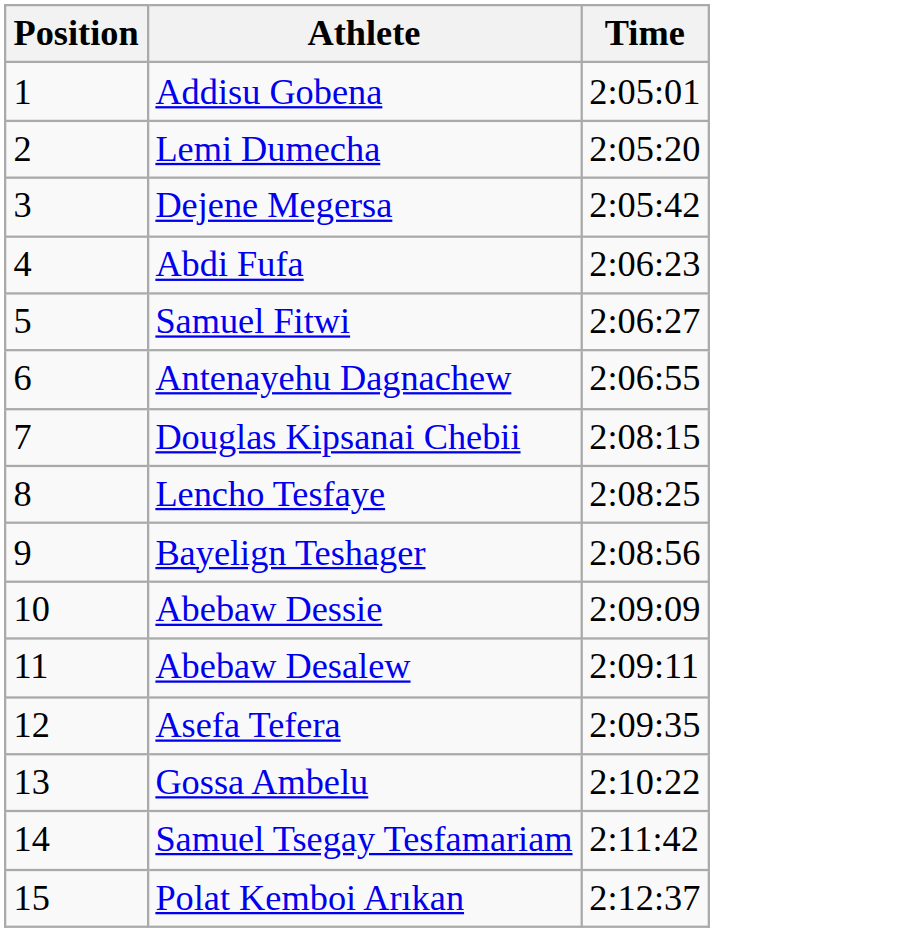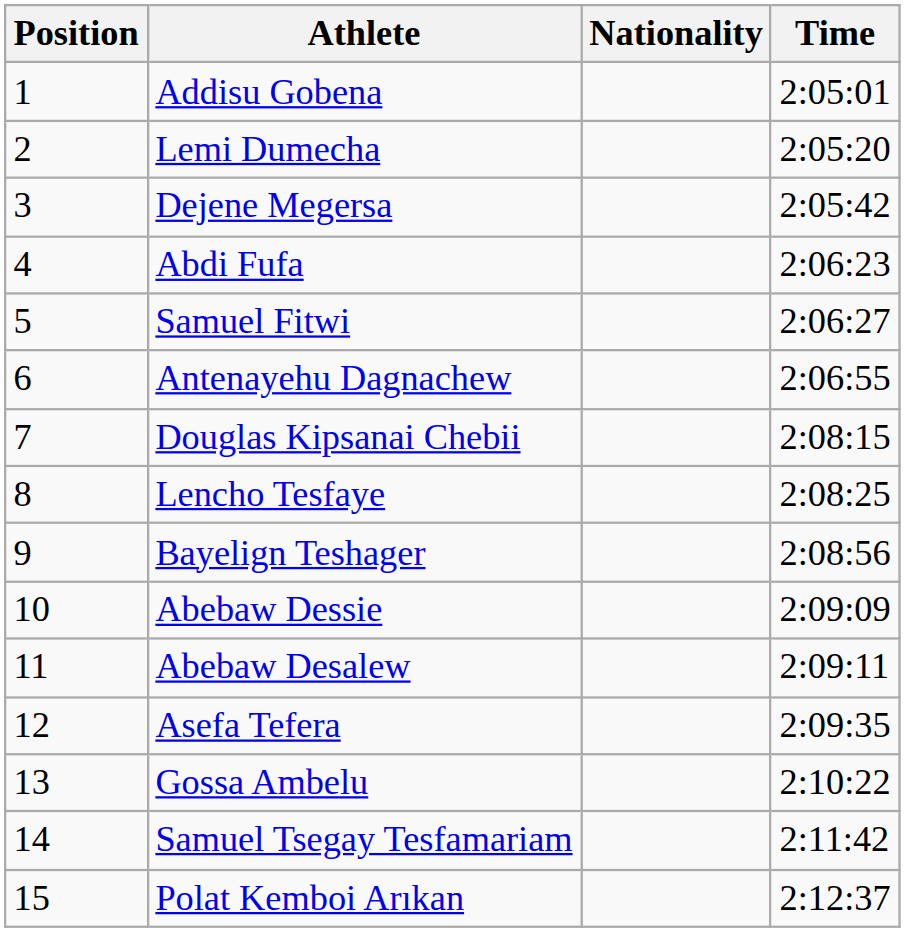+ column: (676, 33)
